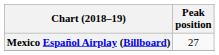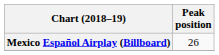(193, 42) 27 -> (193, 42) 26
